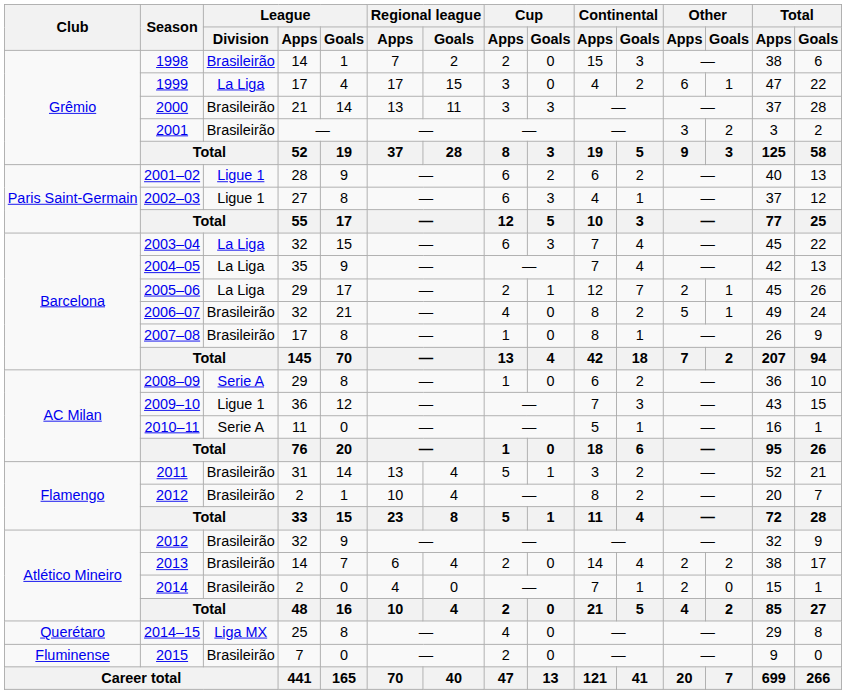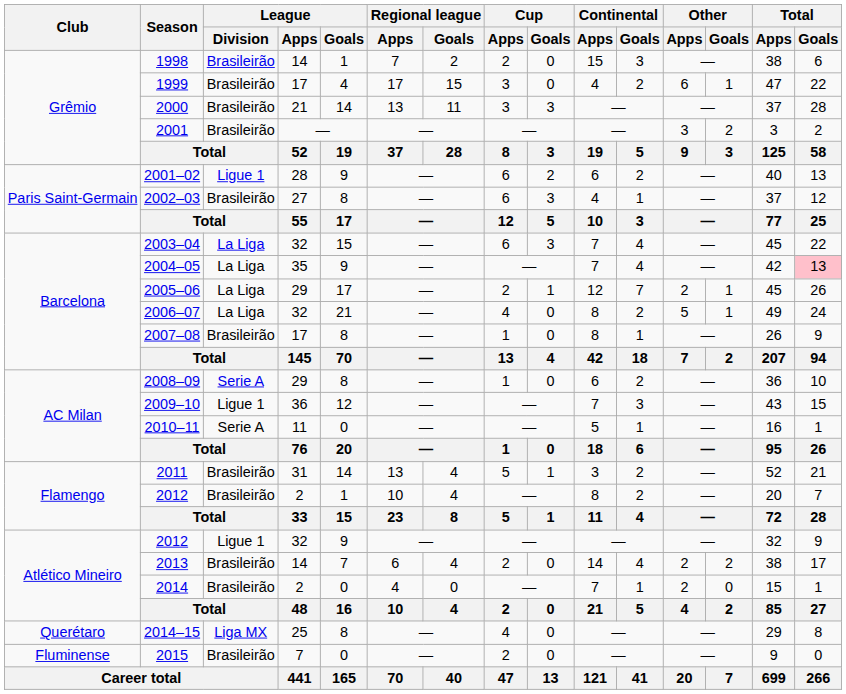(241, 84) La Liga -> (241, 84) Brasileirão
(241, 198) Ligue 1 -> (241, 198) Brasileirão
(818, 267) no background -> (818, 267) pink background
(241, 312) Brasileirão -> (241, 312) La Liga
(241, 541) Brasileirão -> (241, 541) Ligue 1
